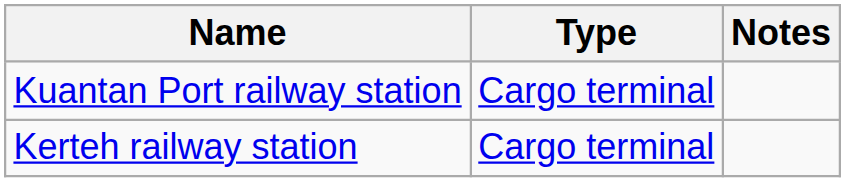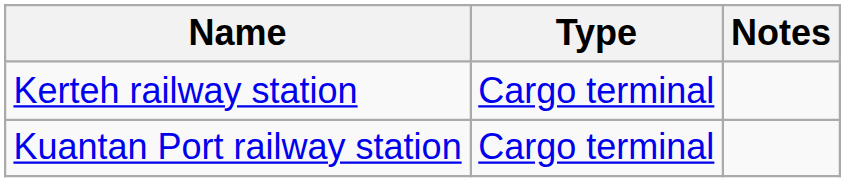rows swapped: (186, 147) <-> (238, 90)
